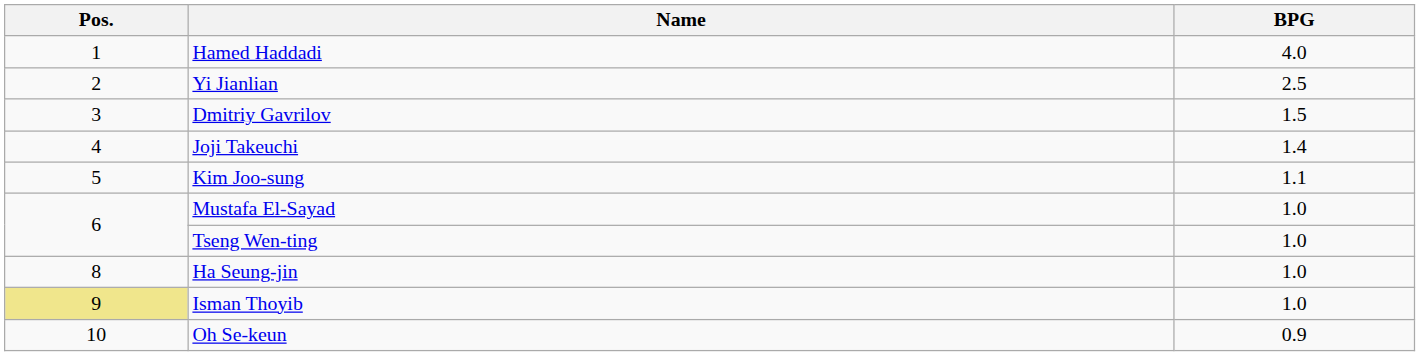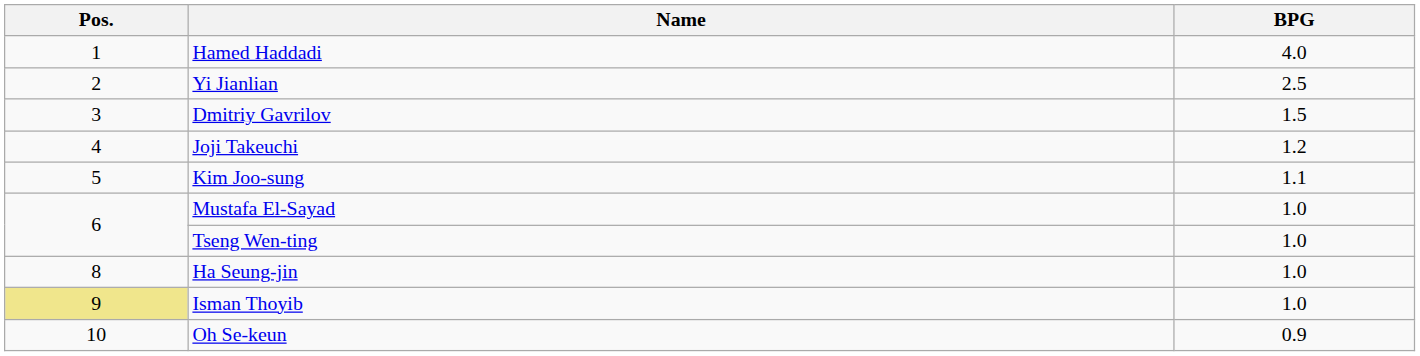(1294, 146) 1.4 -> (1294, 146) 1.2
